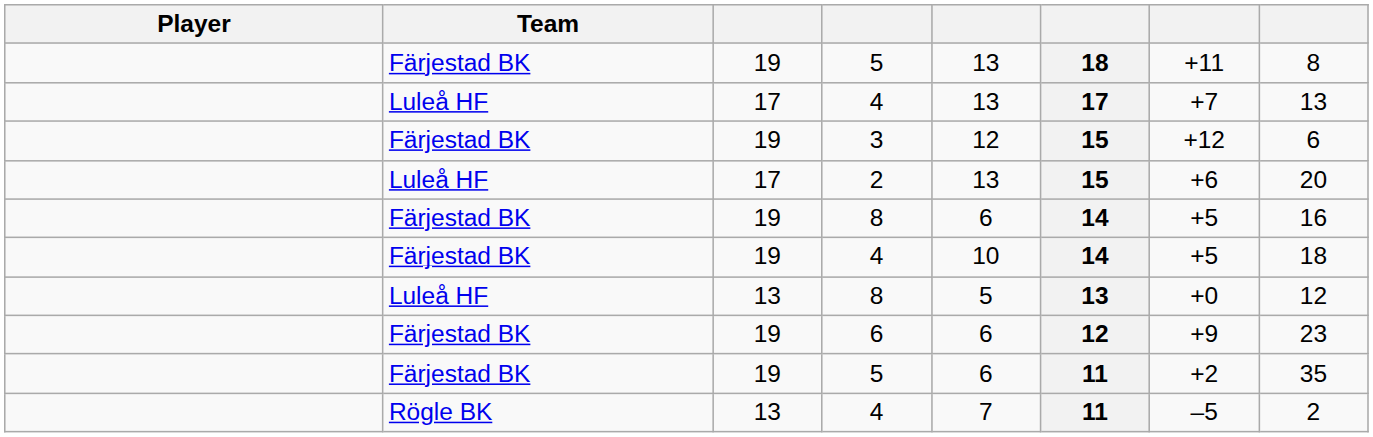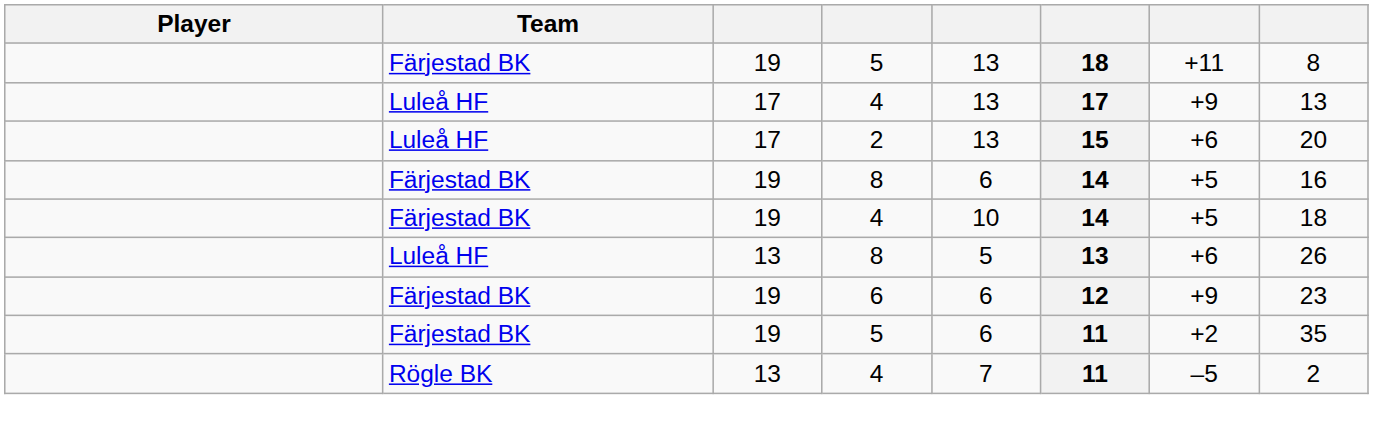(1204, 101) +7 -> (1204, 101) +9
- row: (460, 140)
(1204, 295) +0 -> (1204, 256) +6
(1313, 295) 12 -> (1313, 256) 26
